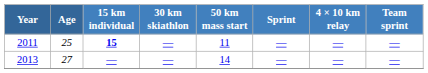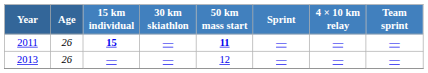(67, 43) 25 -> (67, 43) 26
(225, 43) normal -> (225, 43) bold
(67, 60) 27 -> (67, 60) 26
(225, 60) 14 -> (225, 60) 12
